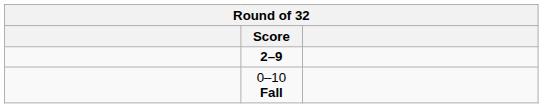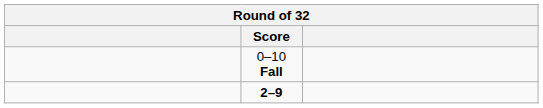rows swapped: (271, 57) <-> (271, 85)
